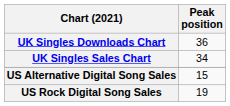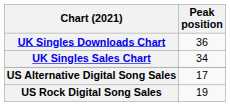(202, 76) 15 -> (202, 76) 17
